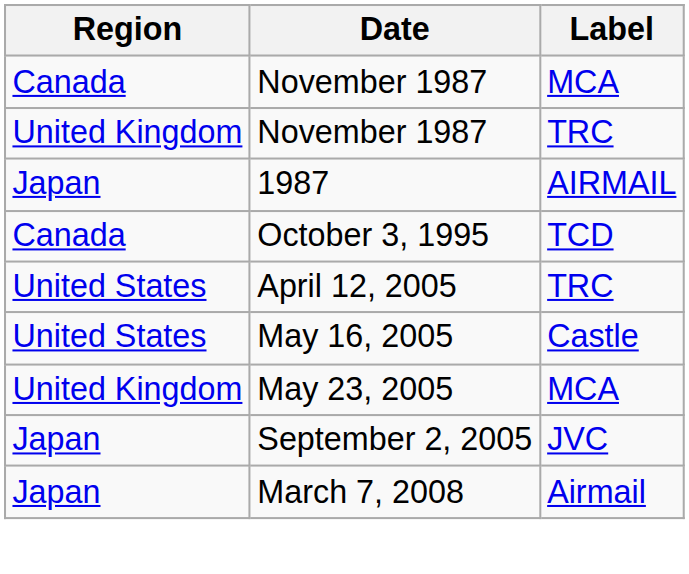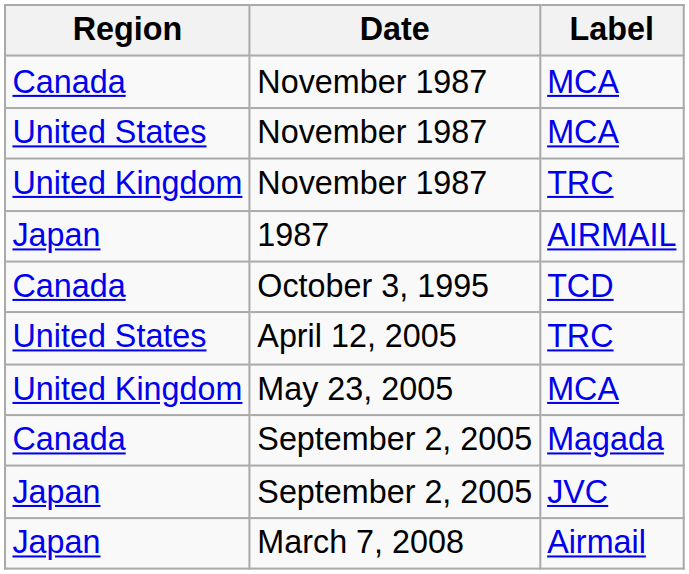+ row: (109, 132)
- row: (109, 337)
+ row: (69, 440)
